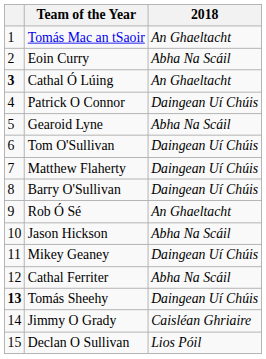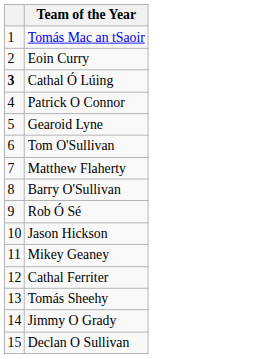- column: (205, 15)
(14, 299) bold -> (14, 299) normal
